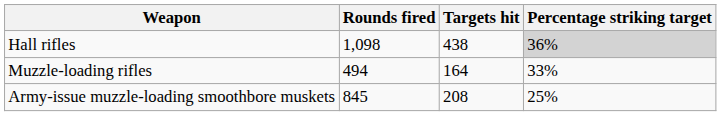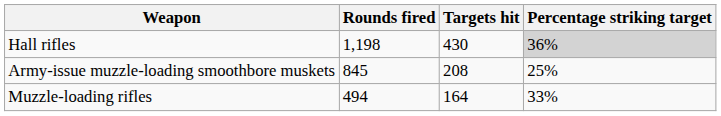(361, 44) 1,098 -> (361, 44) 1,198
(456, 44) 438 -> (456, 44) 430
rows swapped: (172, 96) <-> (80, 70)
